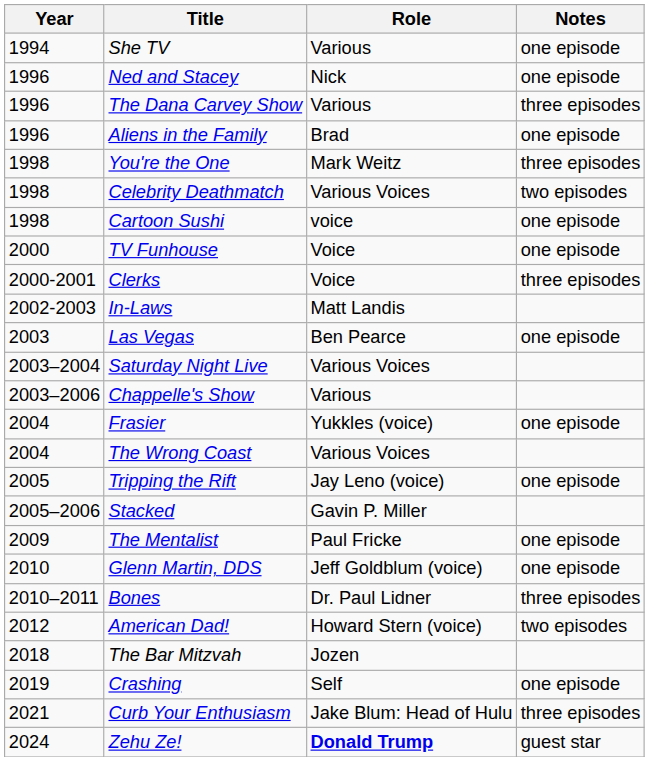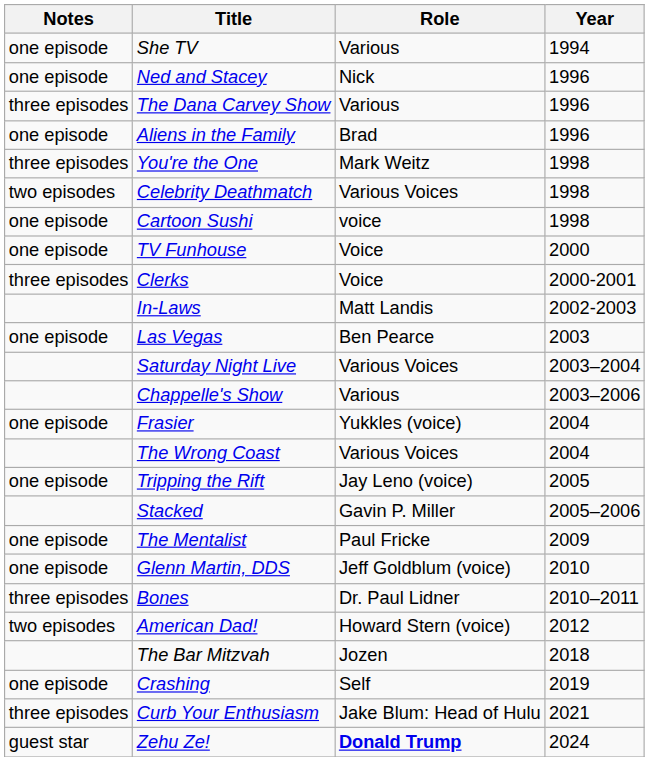columns swapped: (54, 18) <-> (581, 18)
